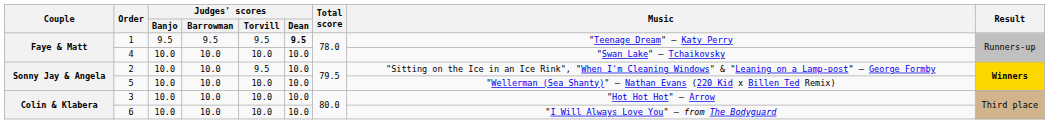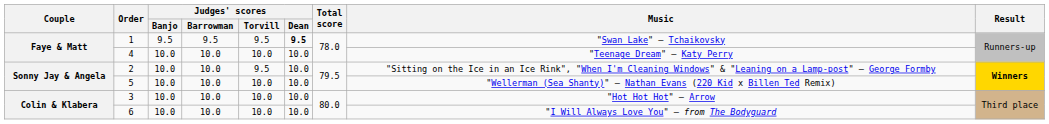(661, 40) "Teenage Dream" — Katy Perry -> (661, 40) "Swan Lake" — Tchaikovsky
(661, 54) "Swan Lake" — Tchaikovsky -> (661, 54) "Teenage Dream" — Katy Perry
